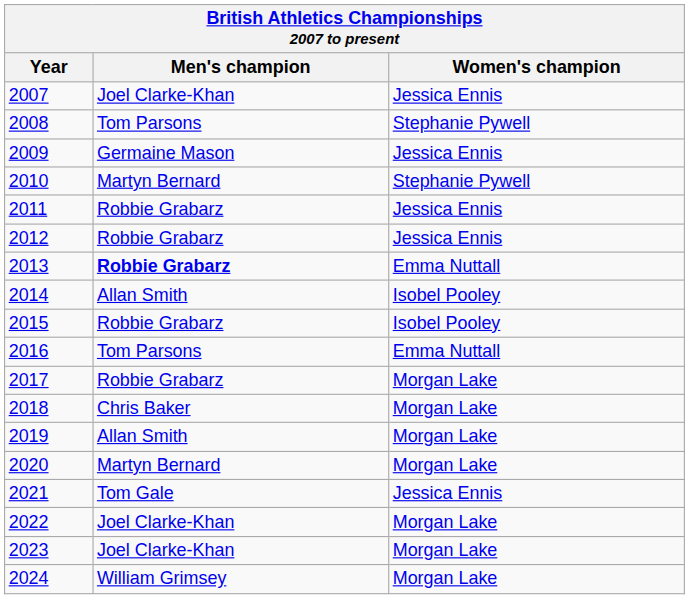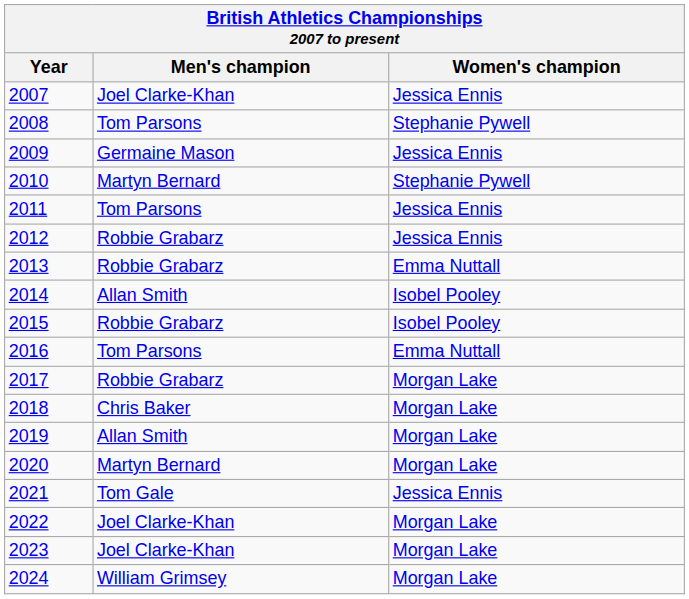(160, 209) Robbie Grabarz -> (149, 209) Tom Parsons
(164, 266) bold -> (160, 266) normal
